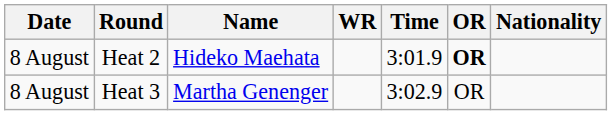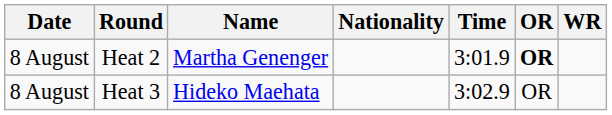columns swapped: (549, 22) <-> (357, 22)
(246, 57) Hideko Maehata -> (251, 57) Martha Genenger
(251, 92) Martha Genenger -> (246, 92) Hideko Maehata
